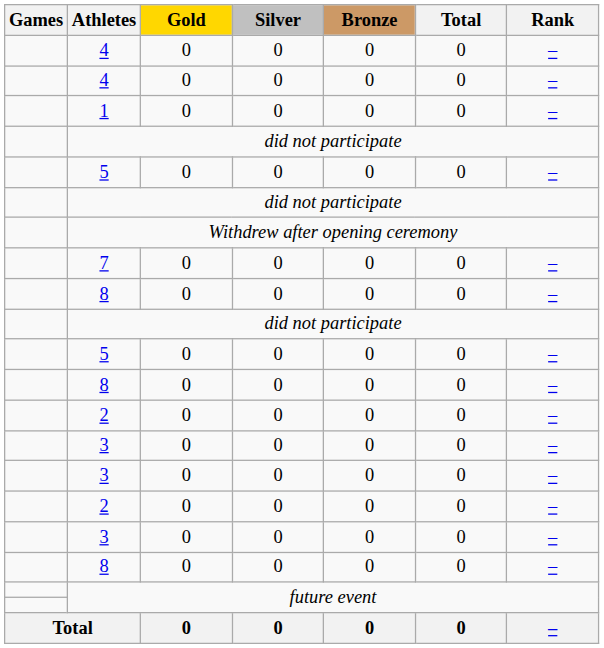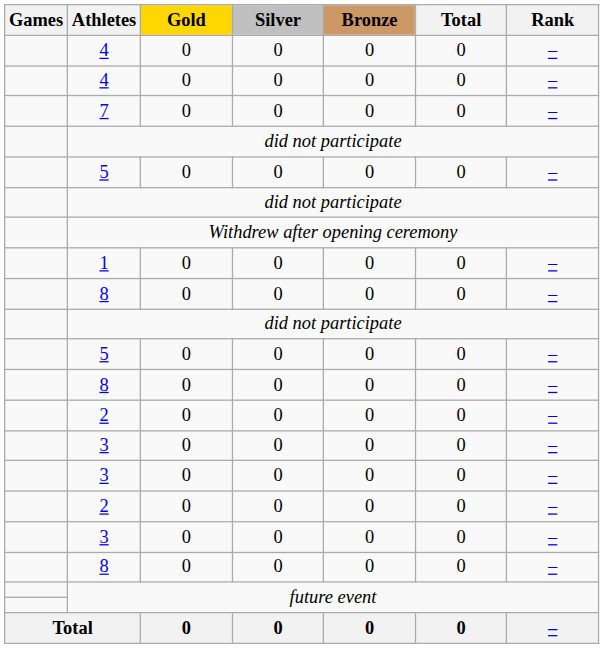rows swapped: (104, 111) <-> (104, 263)
